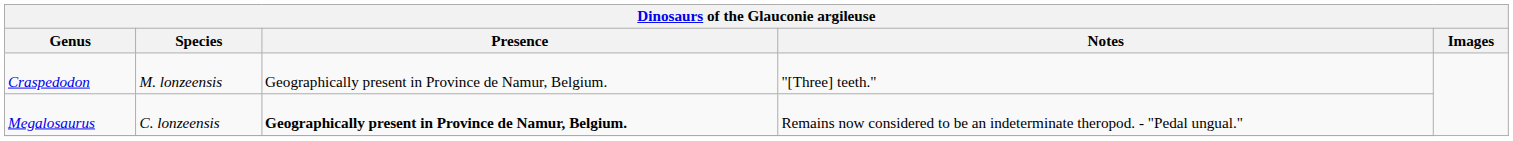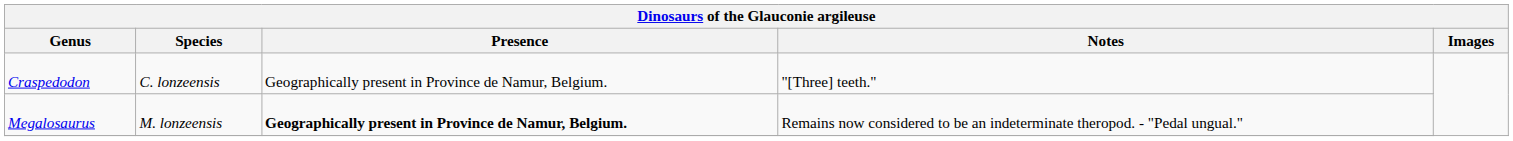(181, 81) M. lonzeensis -> (180, 81) C. lonzeensis
(180, 123) C. lonzeensis -> (181, 123) M. lonzeensis
